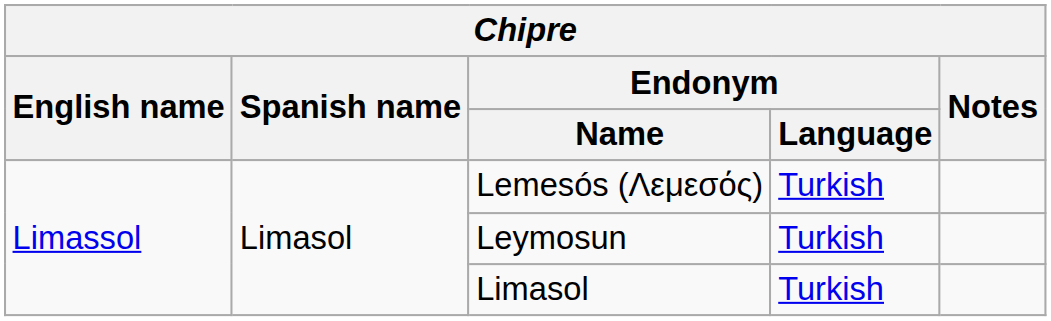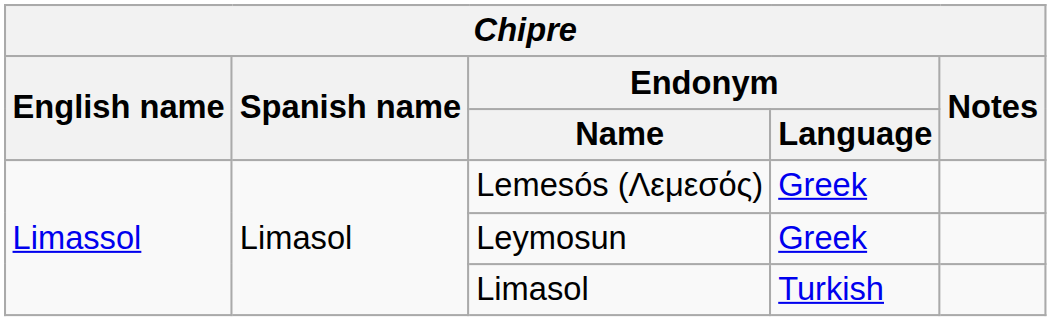(831, 185) Turkish -> (823, 185) Greek
(831, 237) Turkish -> (823, 237) Greek
